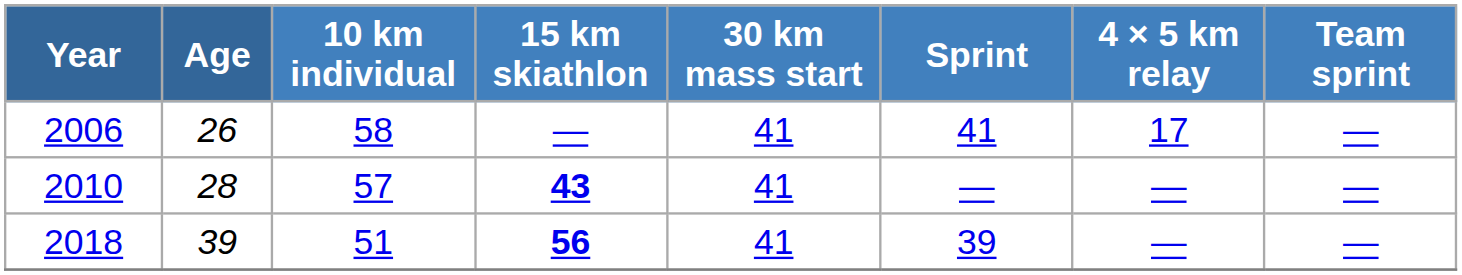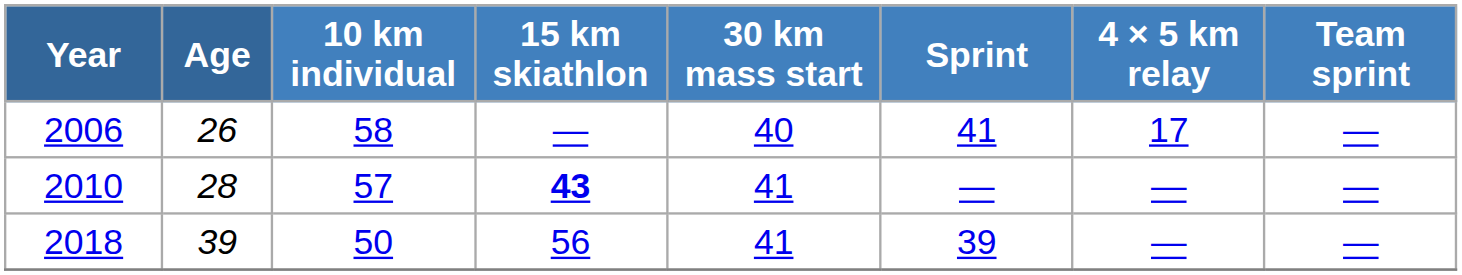(774, 130) 41 -> (774, 130) 40
(373, 242) 51 -> (373, 242) 50
(570, 242) bold -> (570, 242) normal
